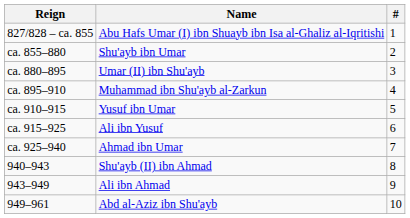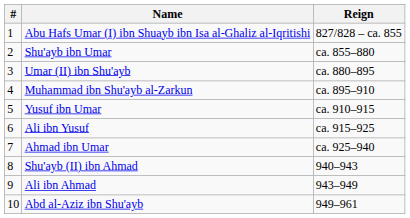columns swapped: (396, 14) <-> (50, 14)
